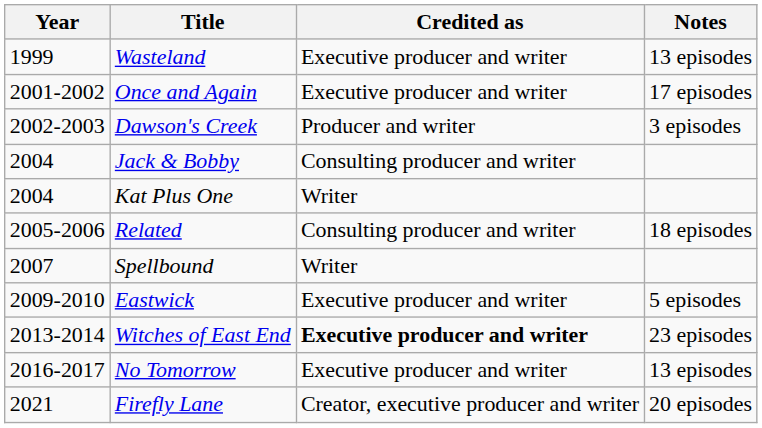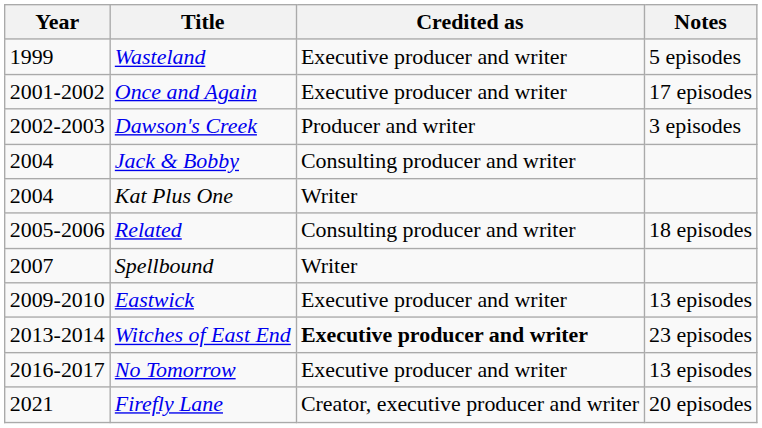(701, 56) 13 episodes -> (695, 56) 5 episodes
(695, 299) 5 episodes -> (701, 299) 13 episodes
